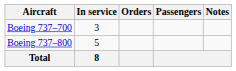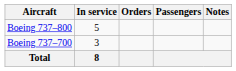rows swapped: (40, 27) <-> (40, 43)
